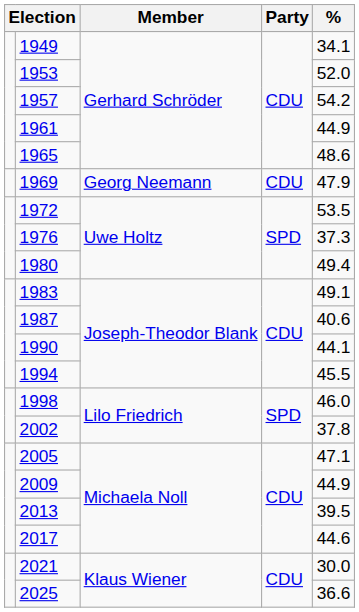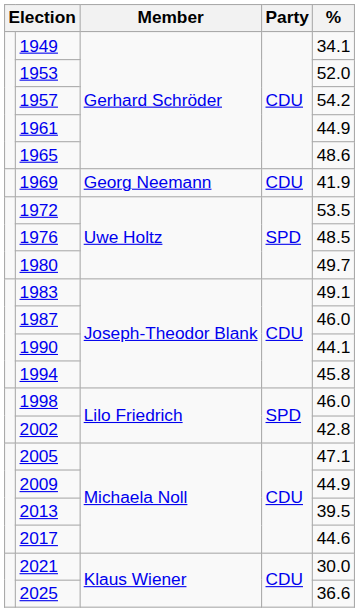(334, 182) 47.9 -> (334, 182) 41.9
(334, 237) 37.3 -> (334, 237) 48.5
(334, 264) 49.4 -> (334, 264) 49.7
(334, 319) 40.6 -> (334, 319) 46.0
(334, 374) 45.5 -> (334, 374) 45.8
(334, 429) 37.8 -> (334, 429) 42.8
